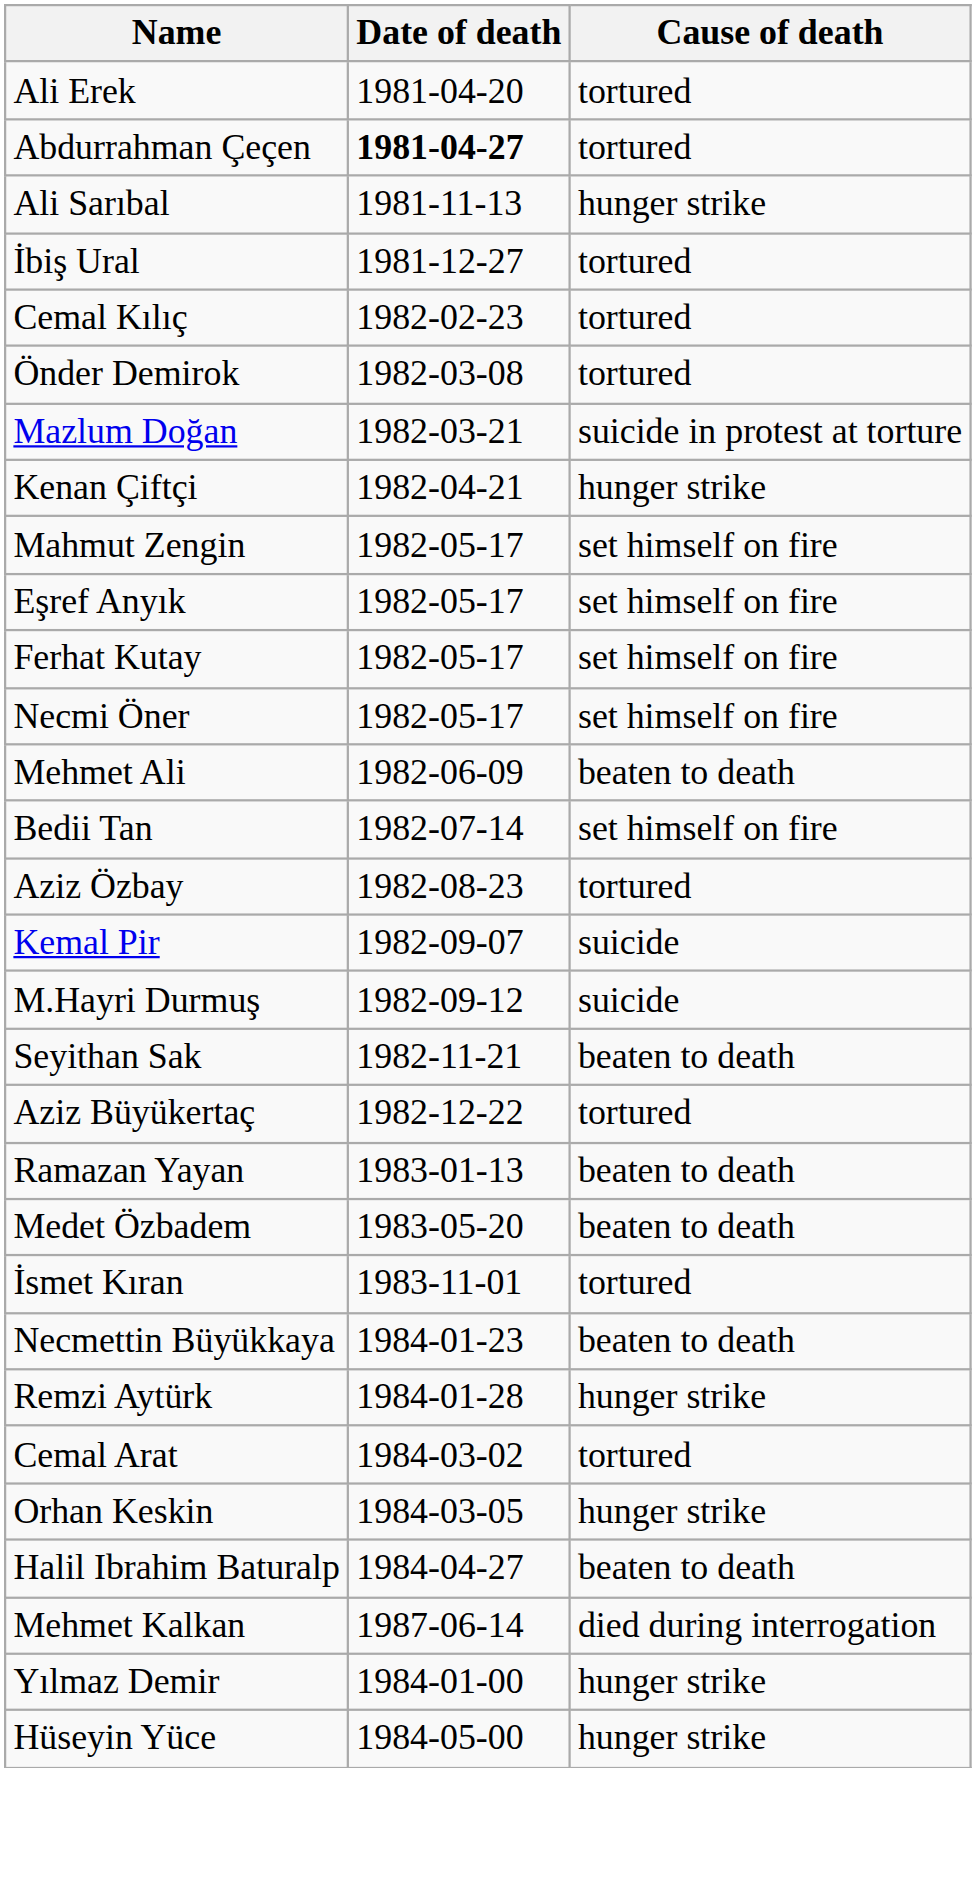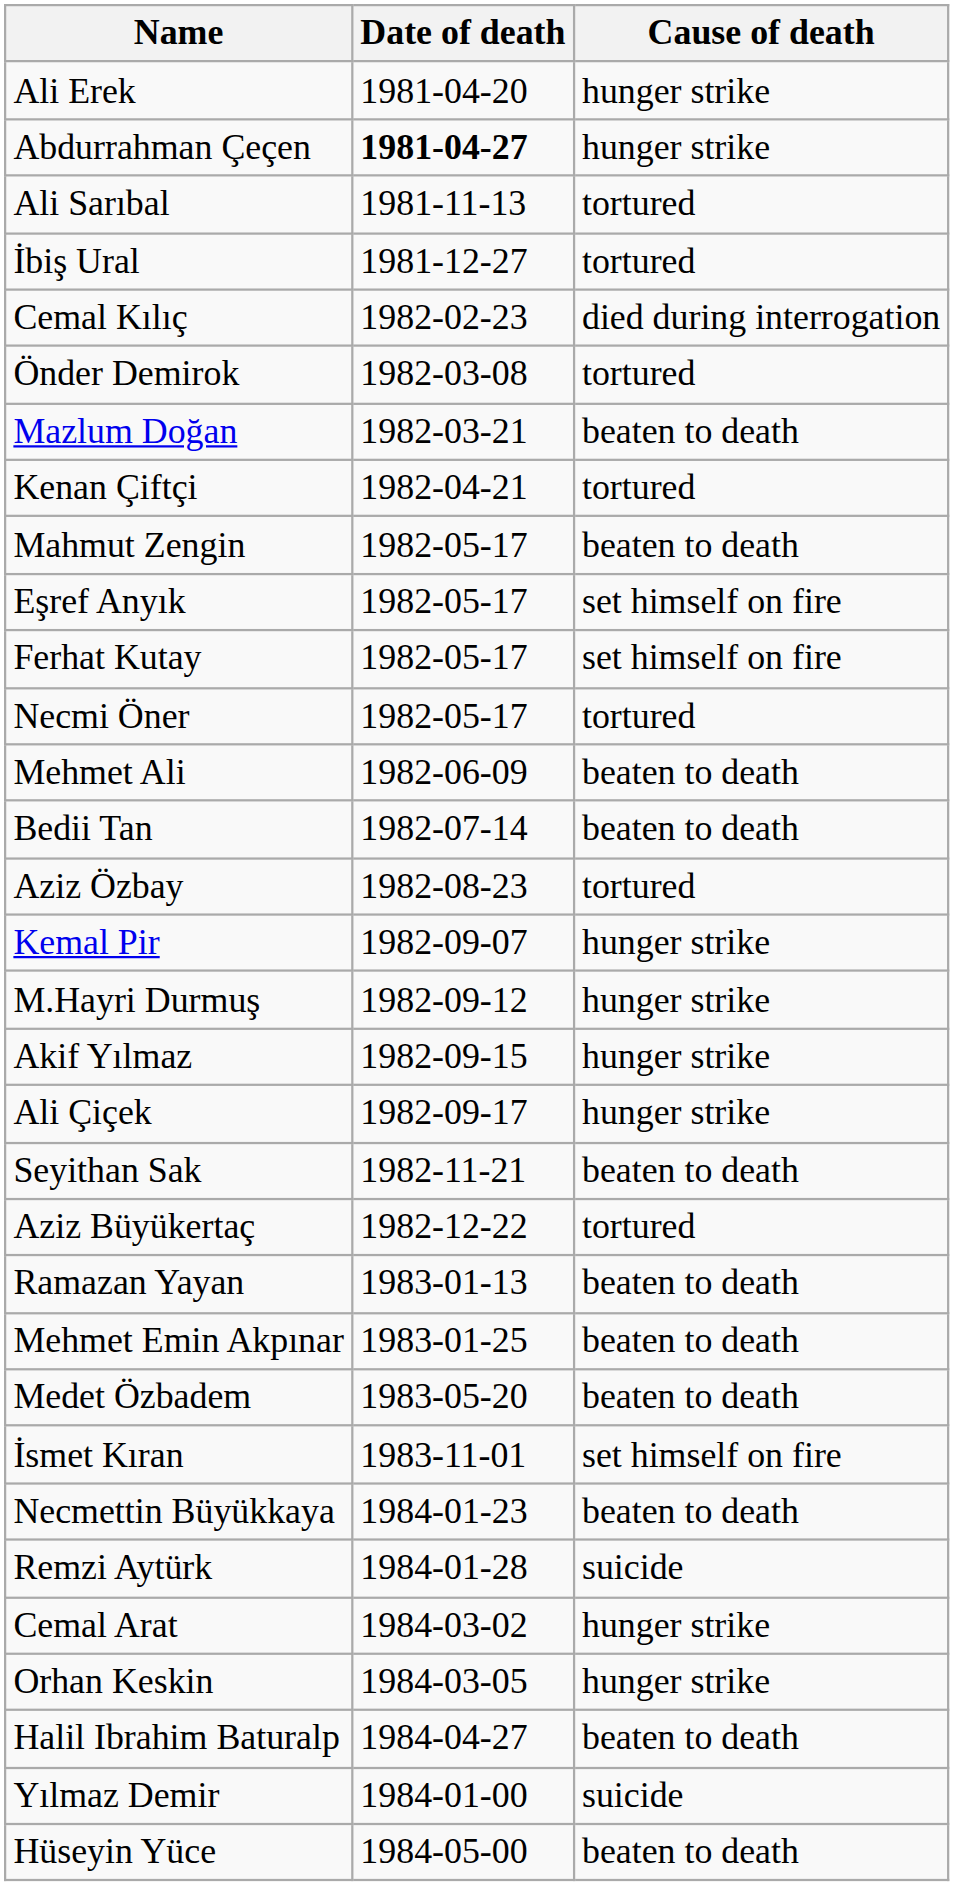(635, 89) tortured -> (676, 89) hunger strike
(635, 146) tortured -> (676, 146) hunger strike
(672, 203) hunger strike -> (639, 203) tortured
(635, 317) tortured -> (761, 317) died during interrogation
(770, 430) suicide in protest at torture -> (690, 430) beaten to death
(672, 487) hunger strike -> (639, 487) tortured
(708, 544) set himself on fire -> (690, 544) beaten to death
(708, 714) set himself on fire -> (639, 714) tortured
(708, 828) set himself on fire -> (690, 828) beaten to death
(629, 942) suicide -> (676, 942) hunger strike
(629, 999) suicide -> (676, 999) hunger strike
+ row: (103, 1056)
+ row: (83, 1112)
+ row: (179, 1340)
(635, 1283) tortured -> (712, 1453) set himself on fire
(672, 1397) hunger strike -> (633, 1567) suicide
(635, 1453) tortured -> (676, 1624) hunger strike
- row: (129, 1624)
(672, 1681) hunger strike -> (633, 1794) suicide
(672, 1738) hunger strike -> (690, 1851) beaten to death
